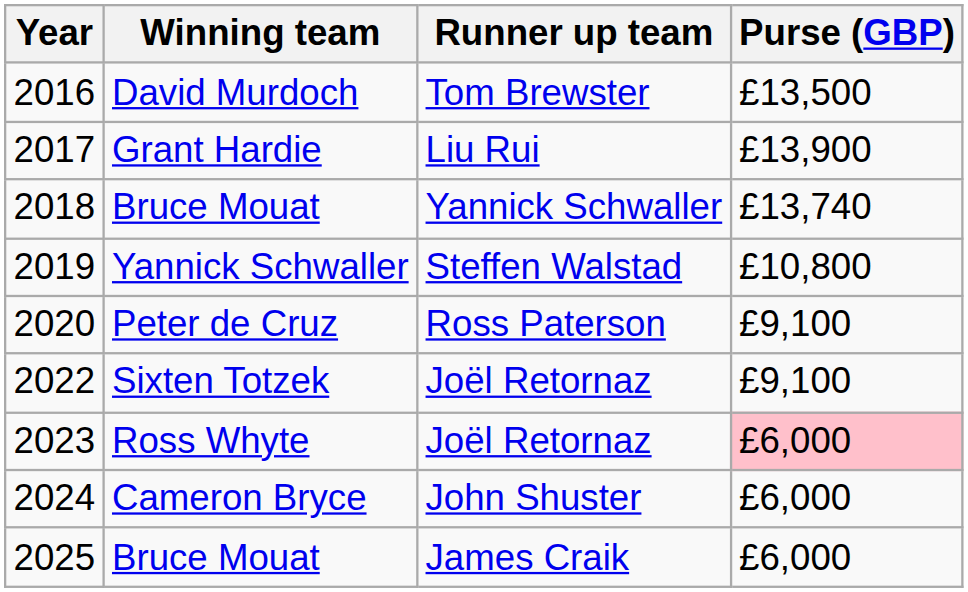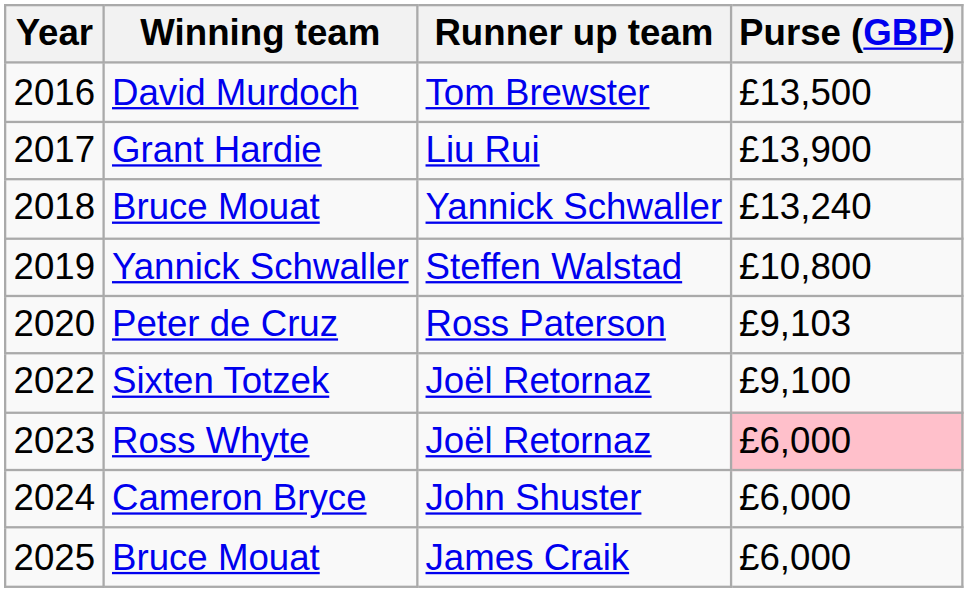(805, 207) £13,740 -> (805, 207) £13,240
(795, 324) £9,100 -> (795, 324) £9,103
